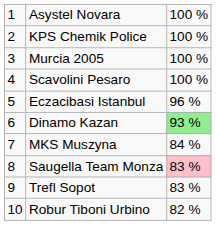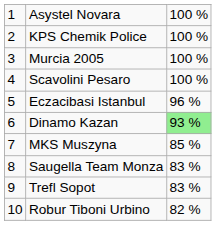(185, 144) 84 % -> (185, 144) 85 %
(185, 166) pink background -> (185, 166) no background
